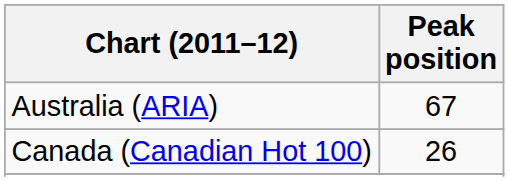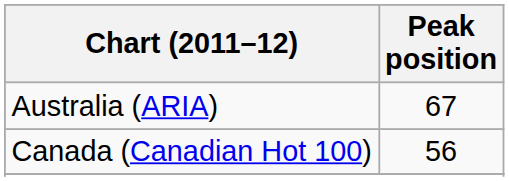(441, 151) 26 -> (441, 151) 56
